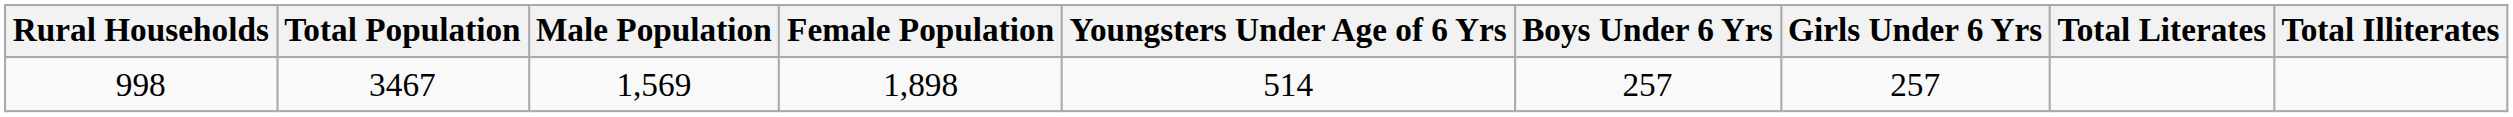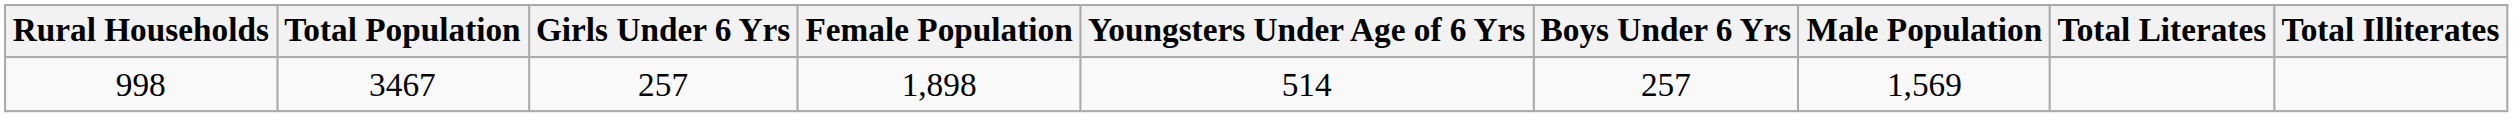columns swapped: (654, 30) <-> (1915, 30)
